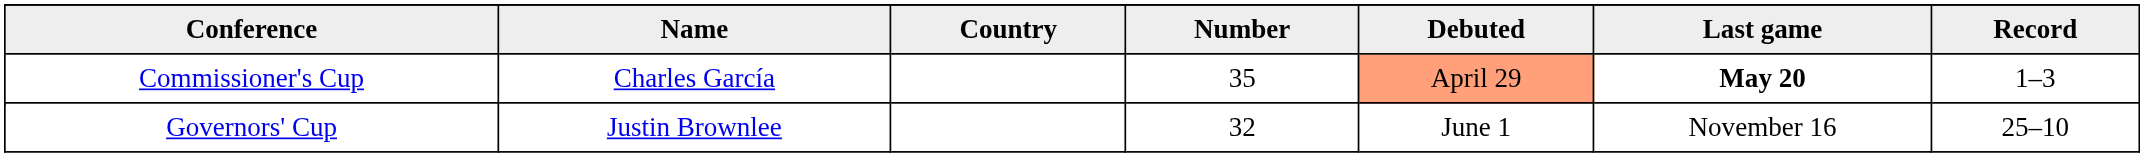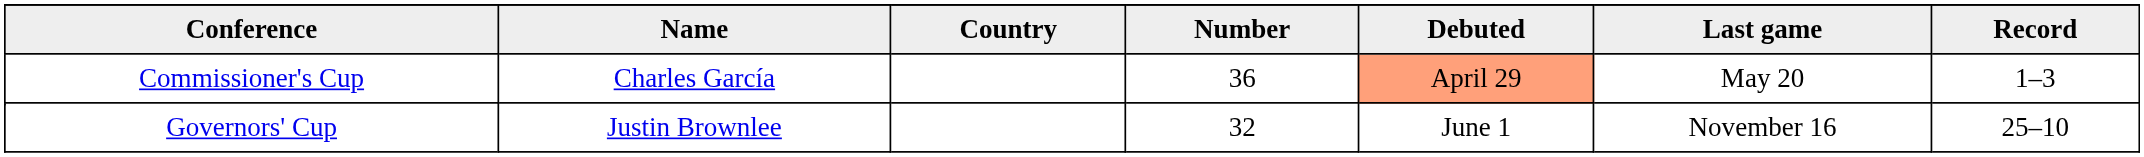(1242, 78) 35 -> (1242, 78) 36
(1763, 78) bold -> (1763, 78) normal
